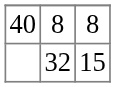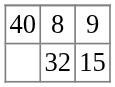(93, 24) 8 -> (93, 24) 9
